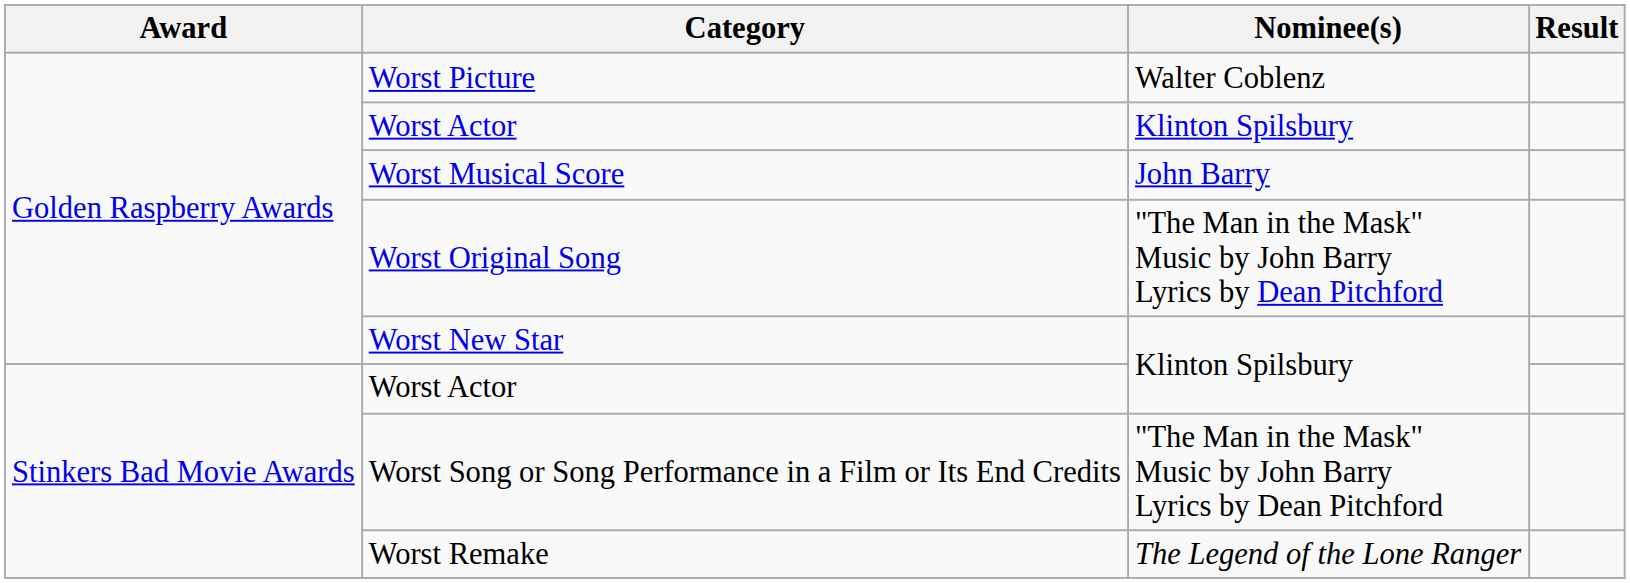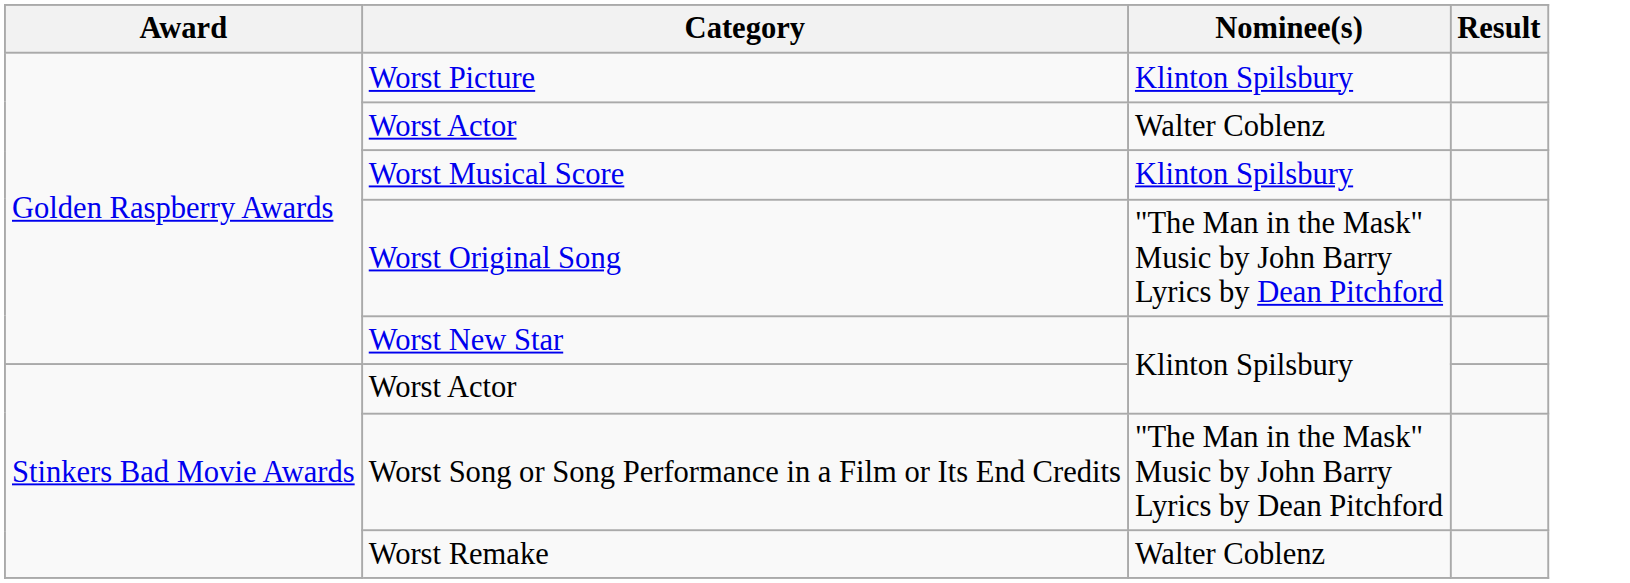(1230, 77) Walter Coblenz -> (1244, 77) Klinton Spilsbury
(1244, 125) Klinton Spilsbury -> (1230, 125) Walter Coblenz
(1202, 174) John Barry -> (1244, 174) Klinton Spilsbury
(1328, 553) The Legend of the Lone Ranger -> (1230, 553) Walter Coblenz
